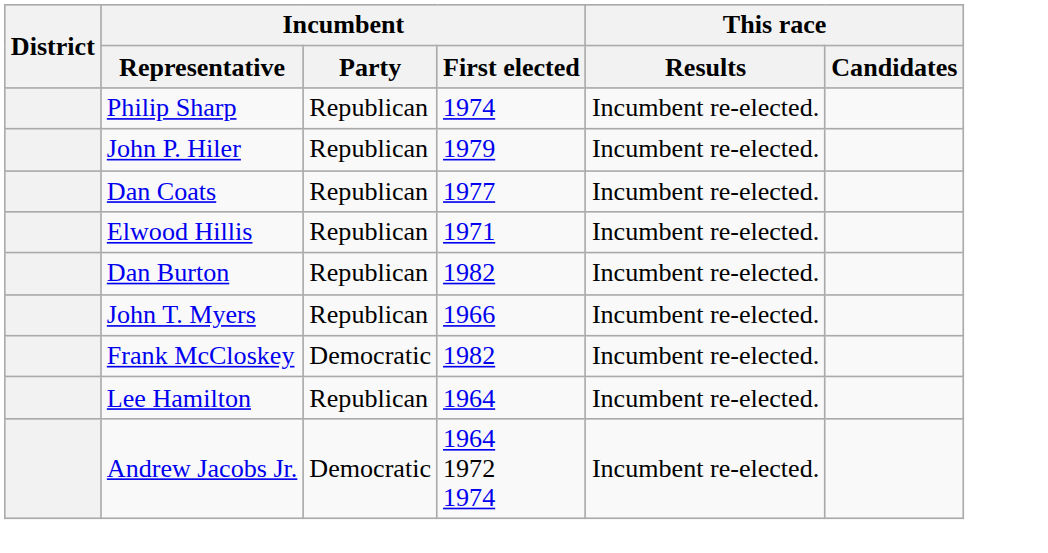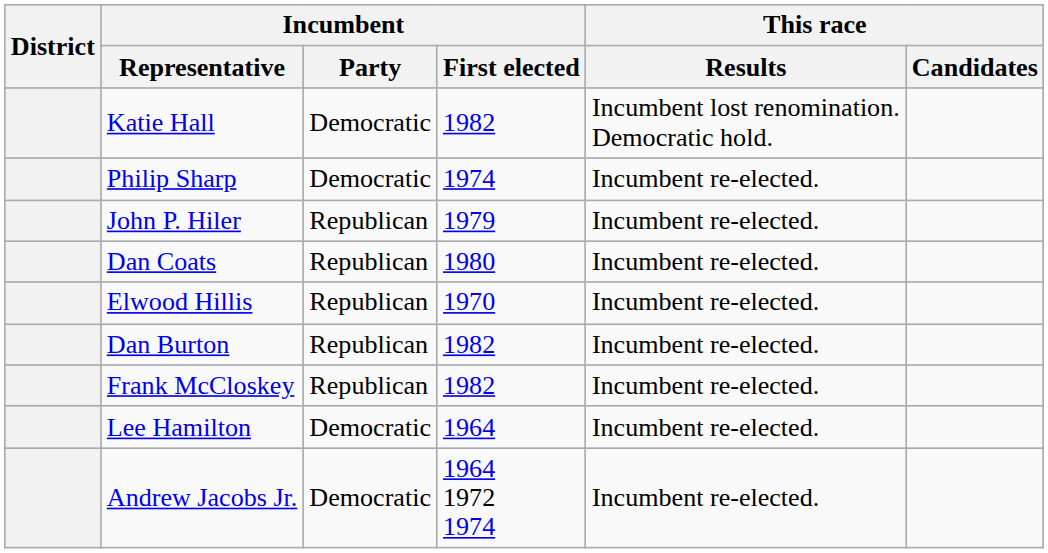+ row: (161, 122)
(369, 107) Republican -> (370, 178) Democratic
(469, 190) 1977 -> (469, 261) 1980
(469, 231) 1971 -> (469, 302) 1970
- row: (181, 314)
(370, 356) Democratic -> (369, 385) Republican
(369, 397) Republican -> (370, 426) Democratic
